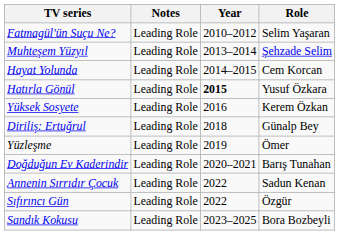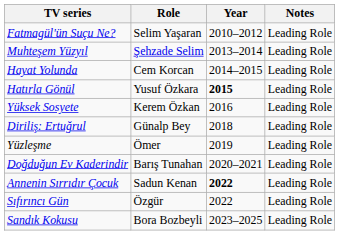columns swapped: (297, 13) <-> (166, 13)
(215, 182) normal -> (221, 182) bold
